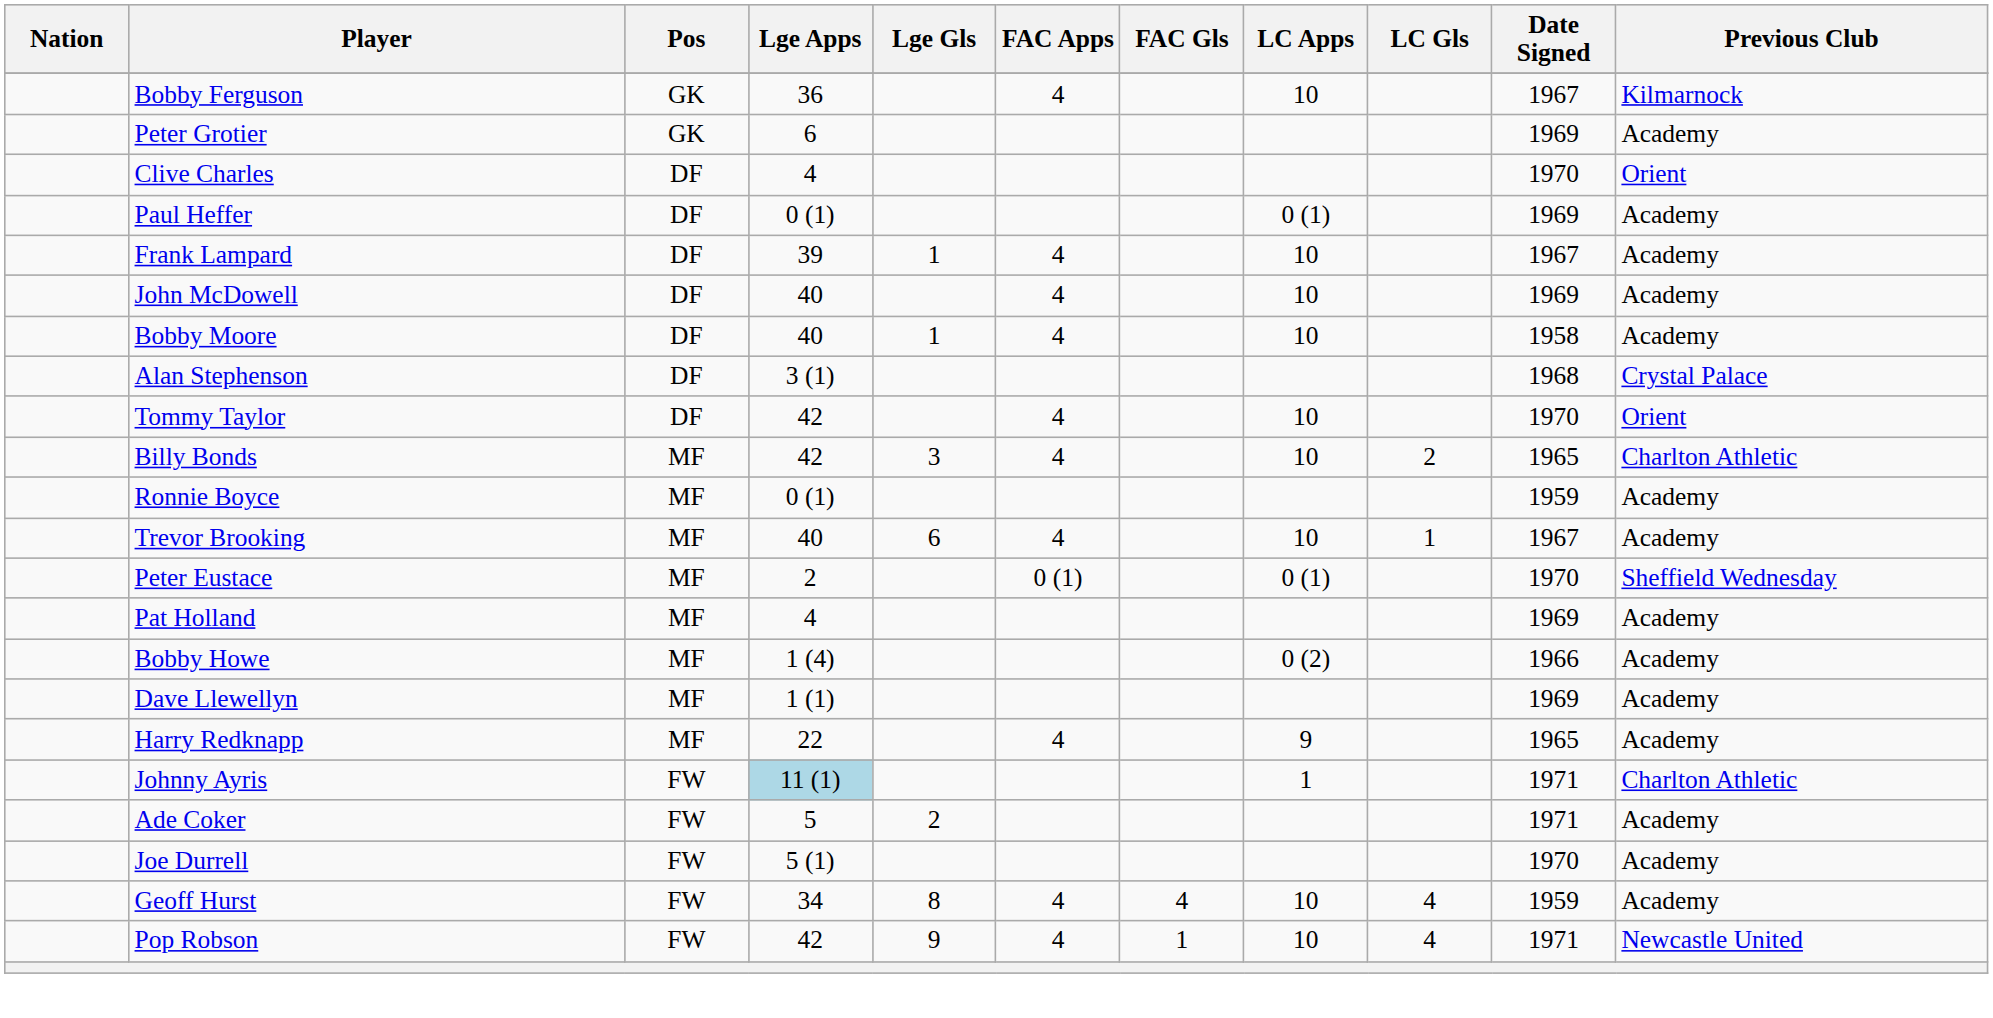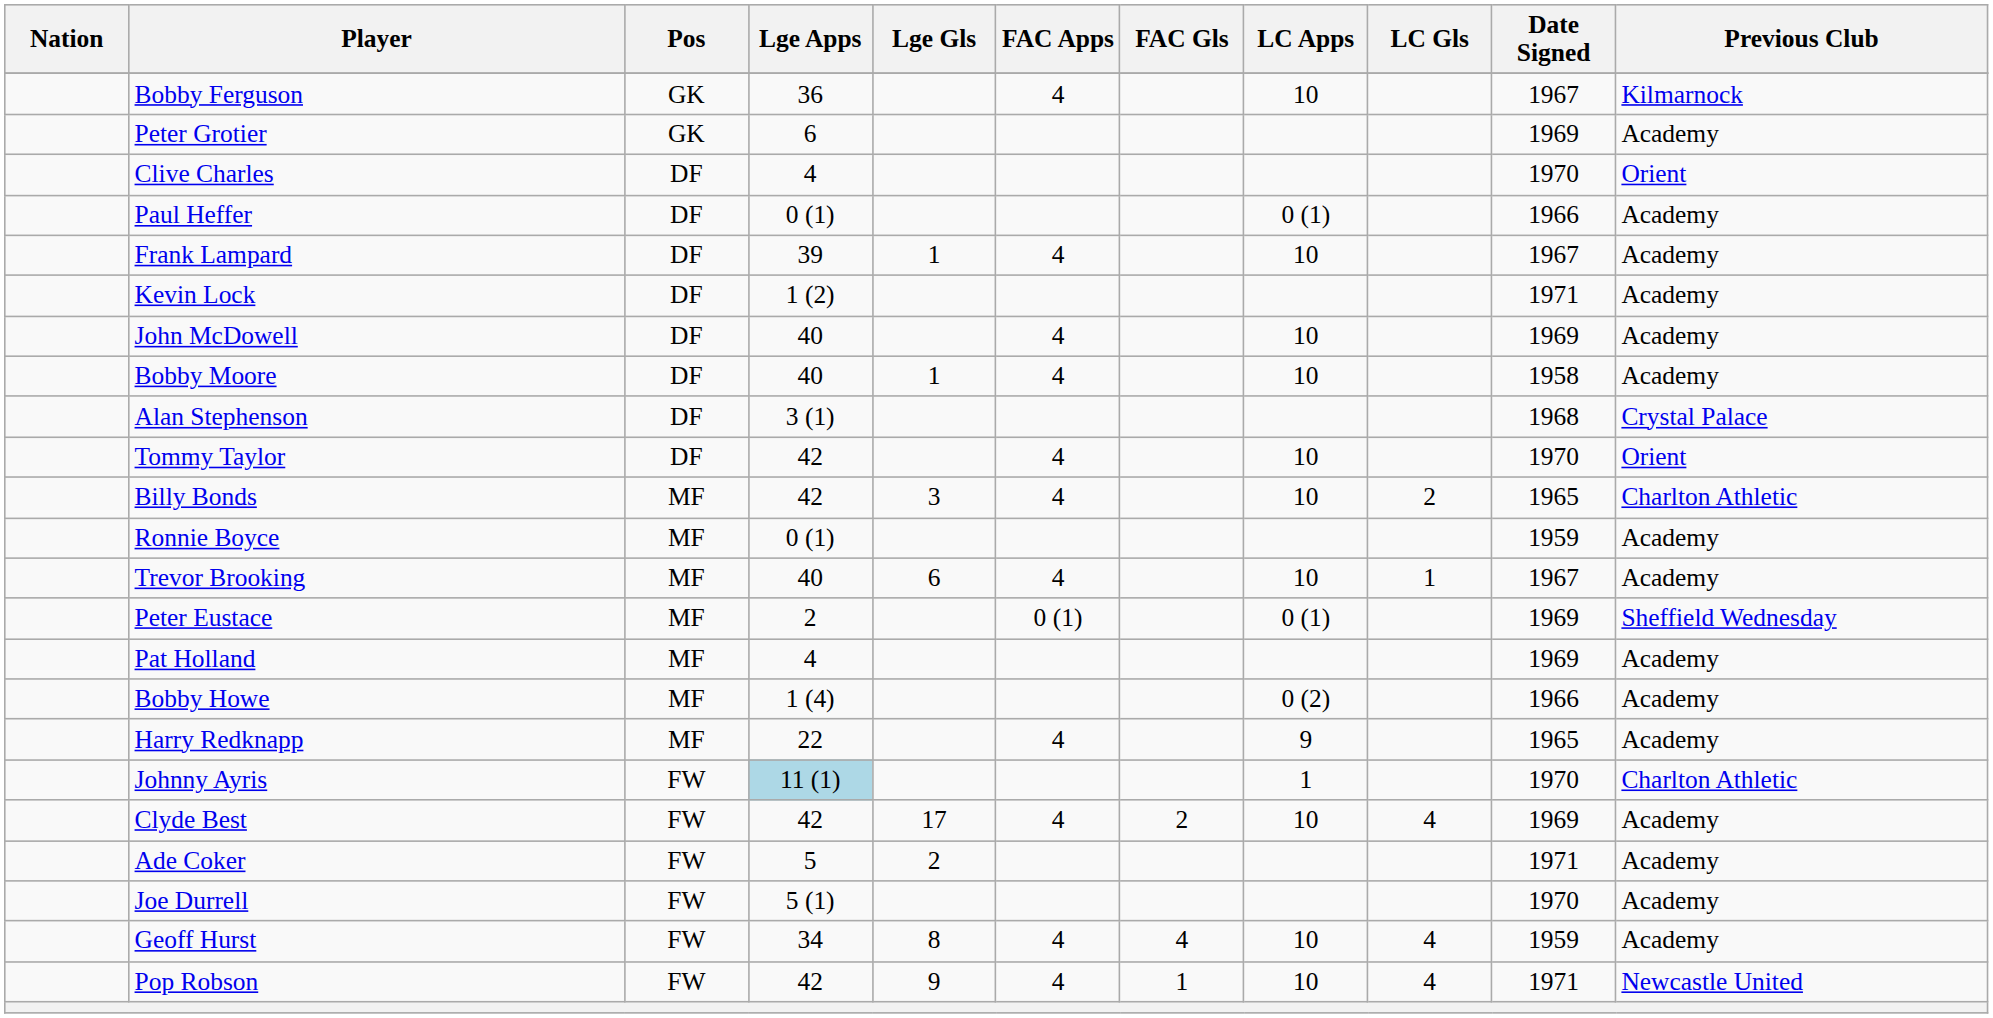(1554, 214) 1969 -> (1554, 214) 1966
+ row: (195, 295)
(1554, 577) 1970 -> (1554, 618) 1969
- row: (216, 698)
(1554, 779) 1971 -> (1554, 779) 1970
+ row: (191, 819)
